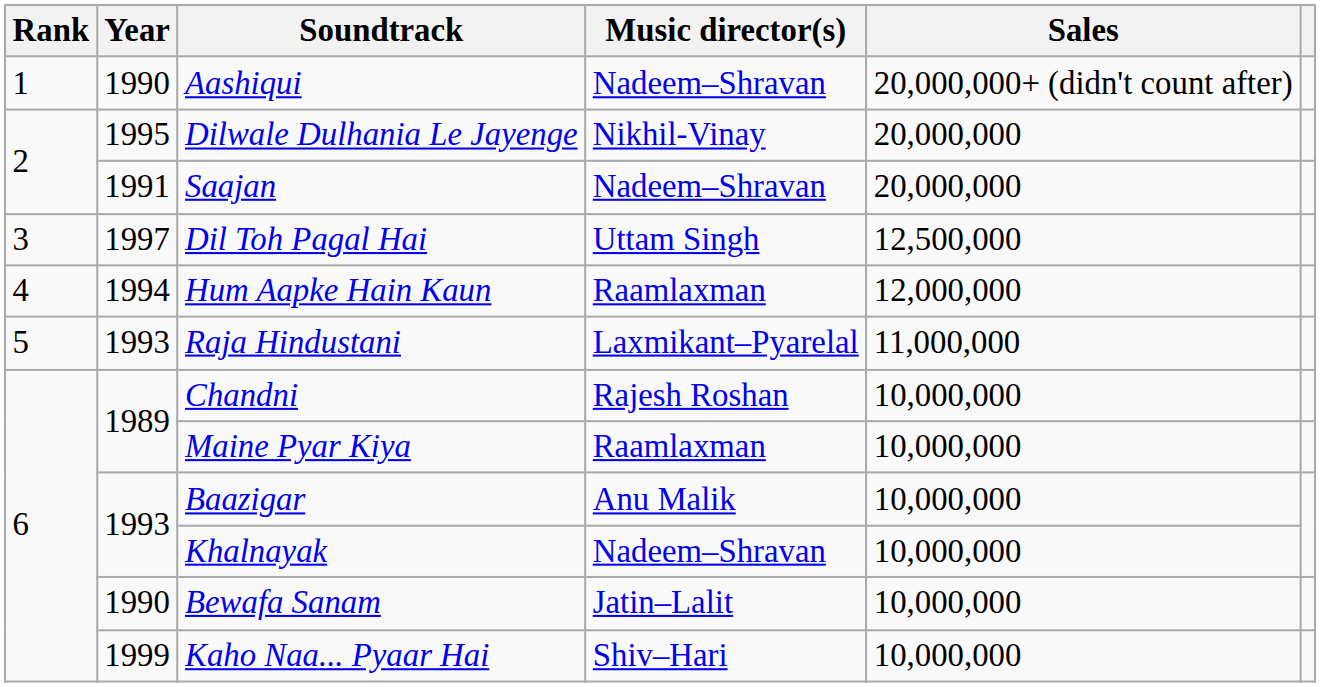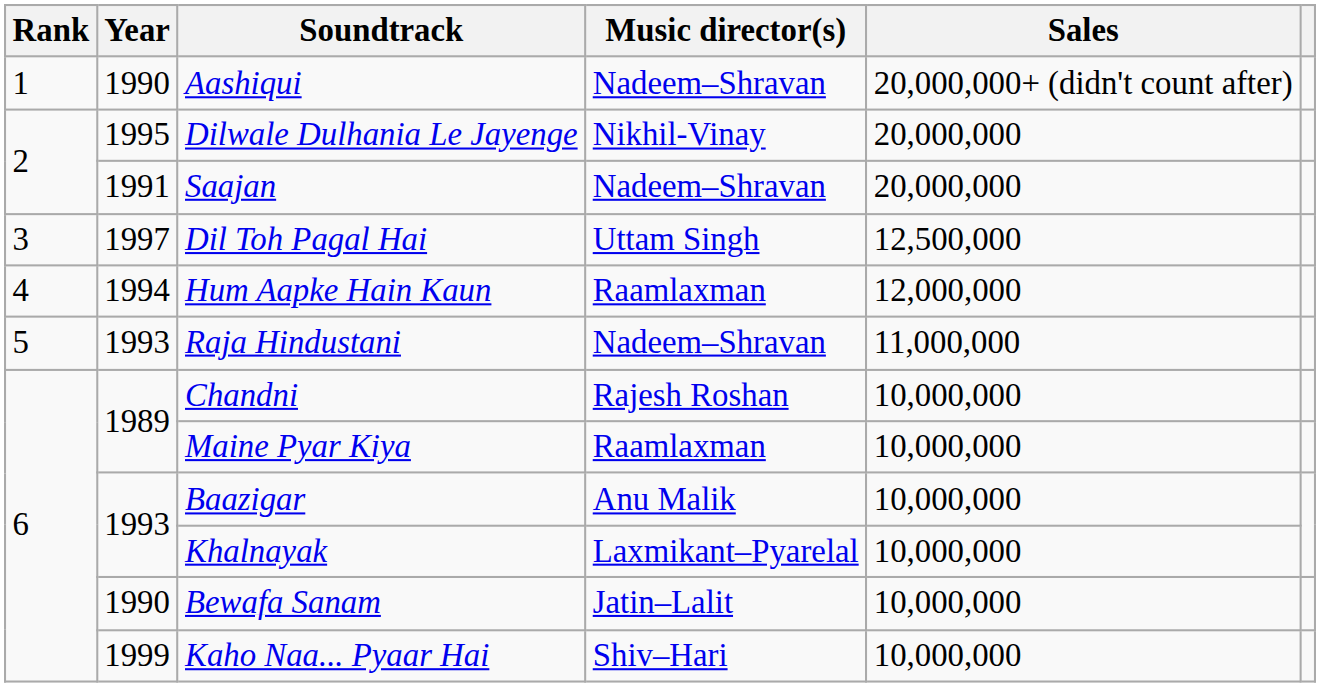(726, 342) Laxmikant–Pyarelal -> (709, 342) Nadeem–Shravan
(709, 550) Nadeem–Shravan -> (726, 550) Laxmikant–Pyarelal
